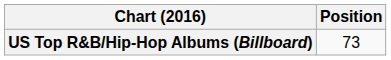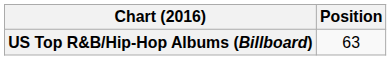(351, 42) 73 -> (351, 42) 63
